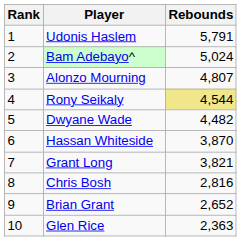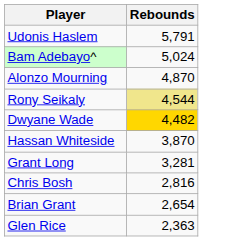- column: (24, 15)
(217, 78) 4,807 -> (178, 78) 4,870
(217, 120) no background -> (178, 120) gold background
(217, 162) 3,821 -> (178, 162) 3,281
(217, 204) 2,652 -> (178, 204) 2,654
